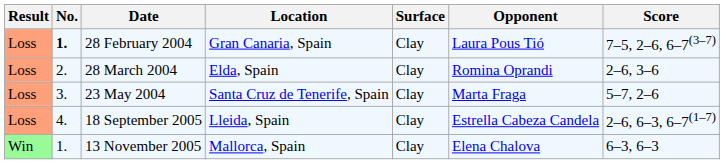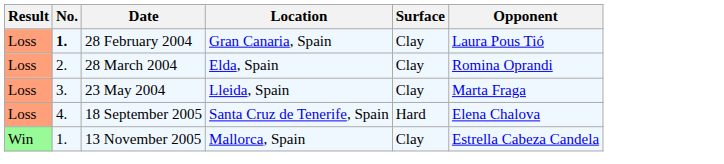- column: (661, 16)
(299, 93) Santa Cruz de Tenerife, Spain -> (249, 89) Lleida, Spain
(249, 120) Lleida, Spain -> (299, 113) Santa Cruz de Tenerife, Spain
(410, 120) Clay -> (411, 113) Hard
(526, 120) Estrella Cabeza Candela -> (496, 113) Elena Chalova
(496, 146) Elena Chalova -> (526, 138) Estrella Cabeza Candela
